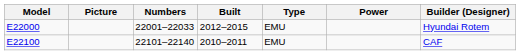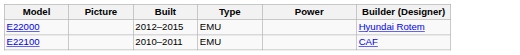- column: (165, 12)
